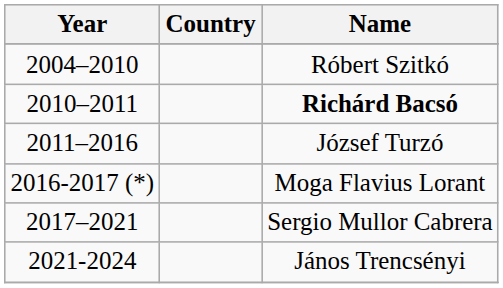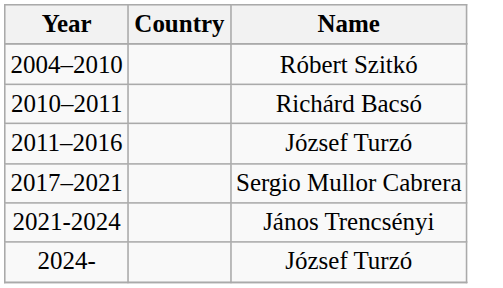(380, 103) bold -> (349, 103) normal
- row: (82, 182)
+ row: (67, 261)
